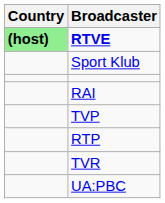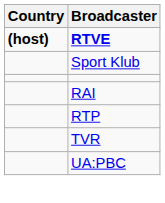(28, 39) lightgreen background -> (28, 39) no background
- row: (85, 116)
